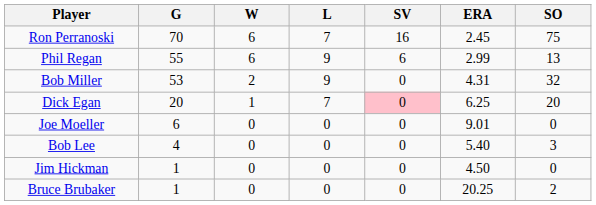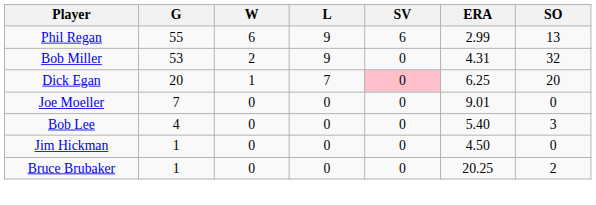- row: (71, 37)
(176, 124) 6 -> (176, 102) 7
